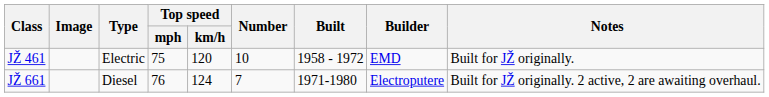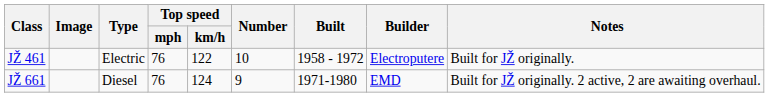(158, 59) 75 -> (158, 59) 76
(202, 59) 120 -> (202, 59) 122
(385, 59) EMD -> (407, 59) Electroputere
(238, 80) 7 -> (238, 80) 9
(407, 80) Electroputere -> (385, 80) EMD
